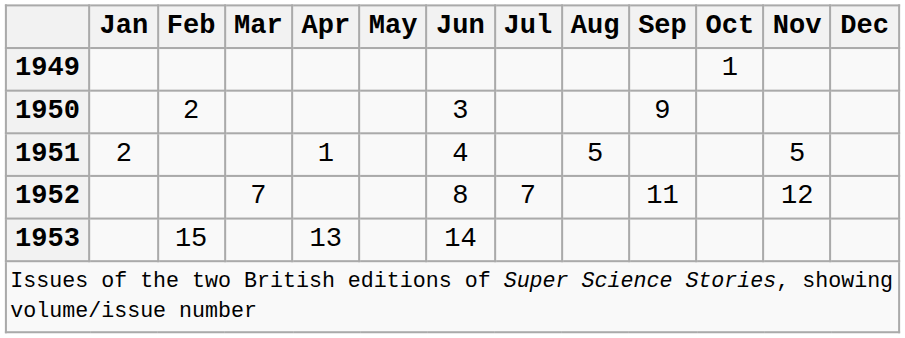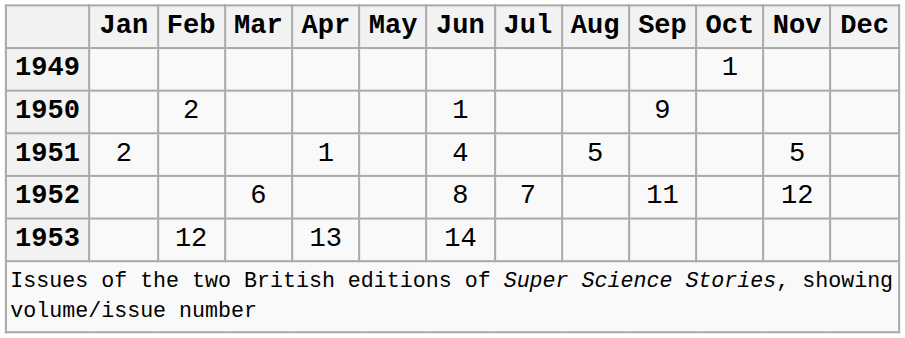(460, 111) 3 -> (460, 111) 1
(258, 196) 7 -> (258, 196) 6
(191, 239) 15 -> (191, 239) 12
